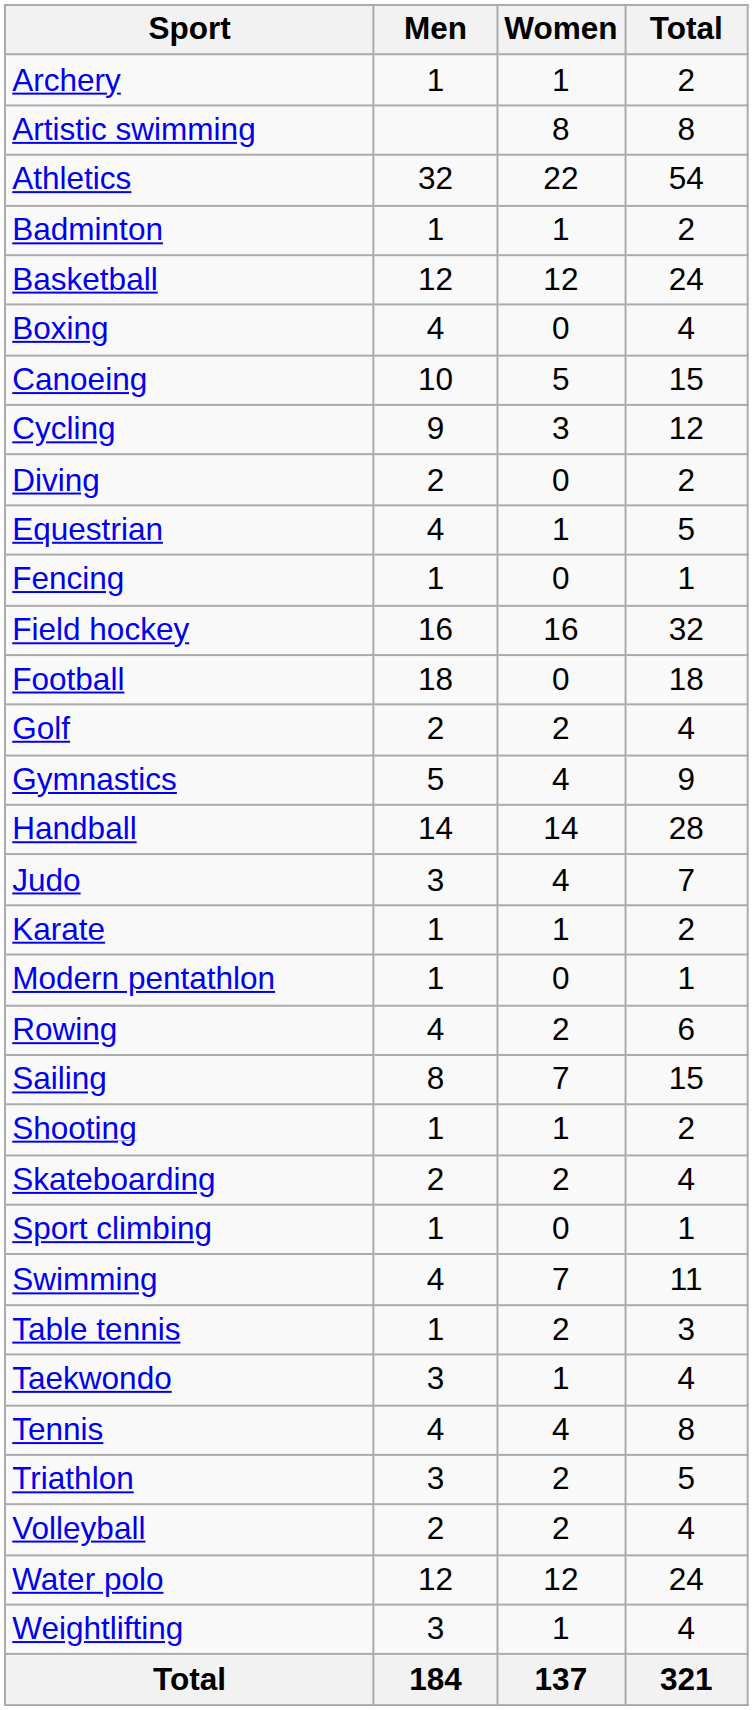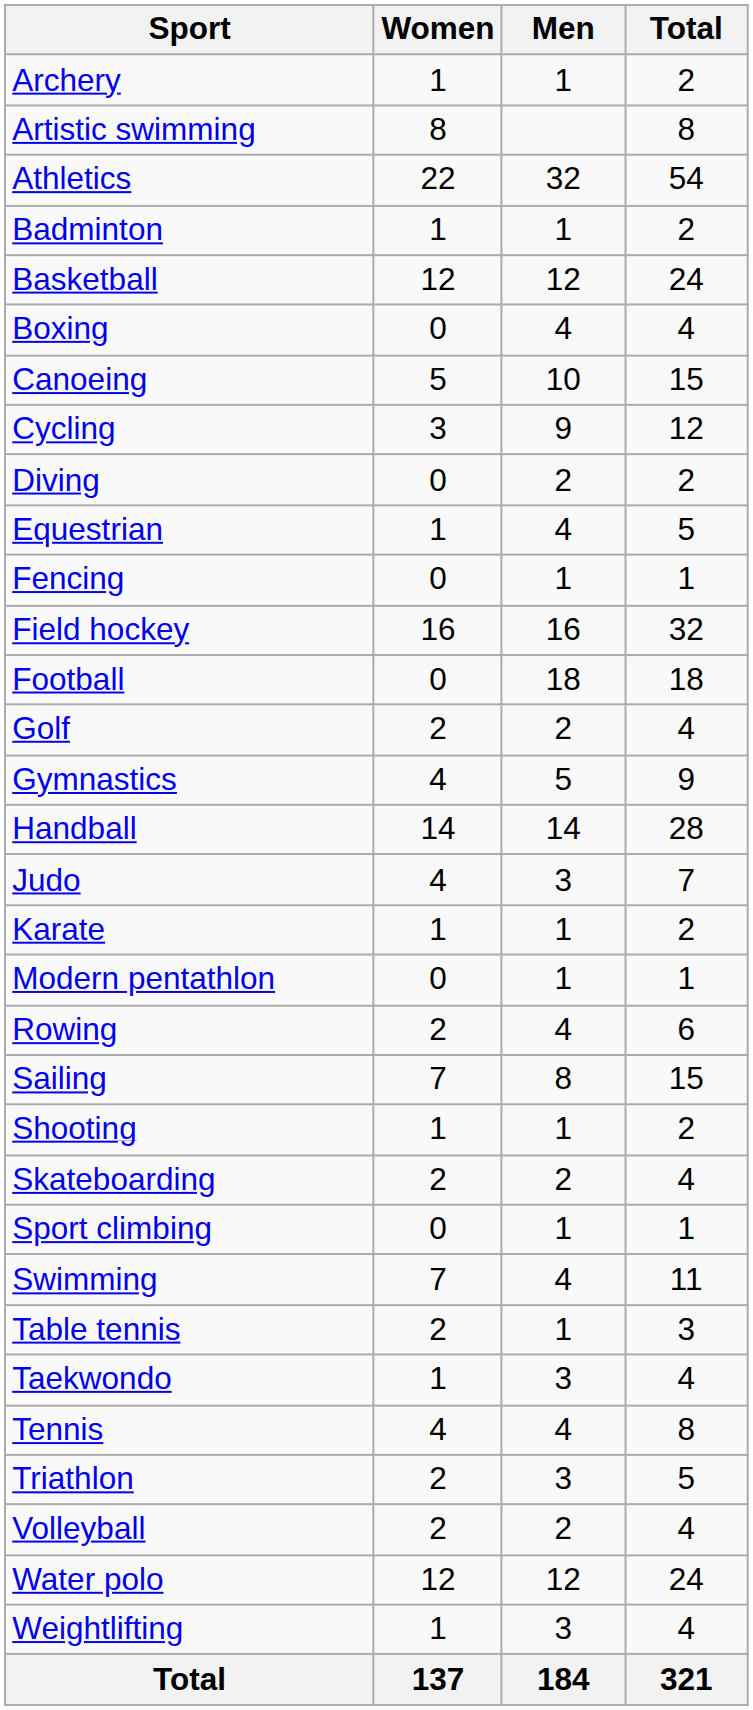columns swapped: (436, 29) <-> (561, 29)
